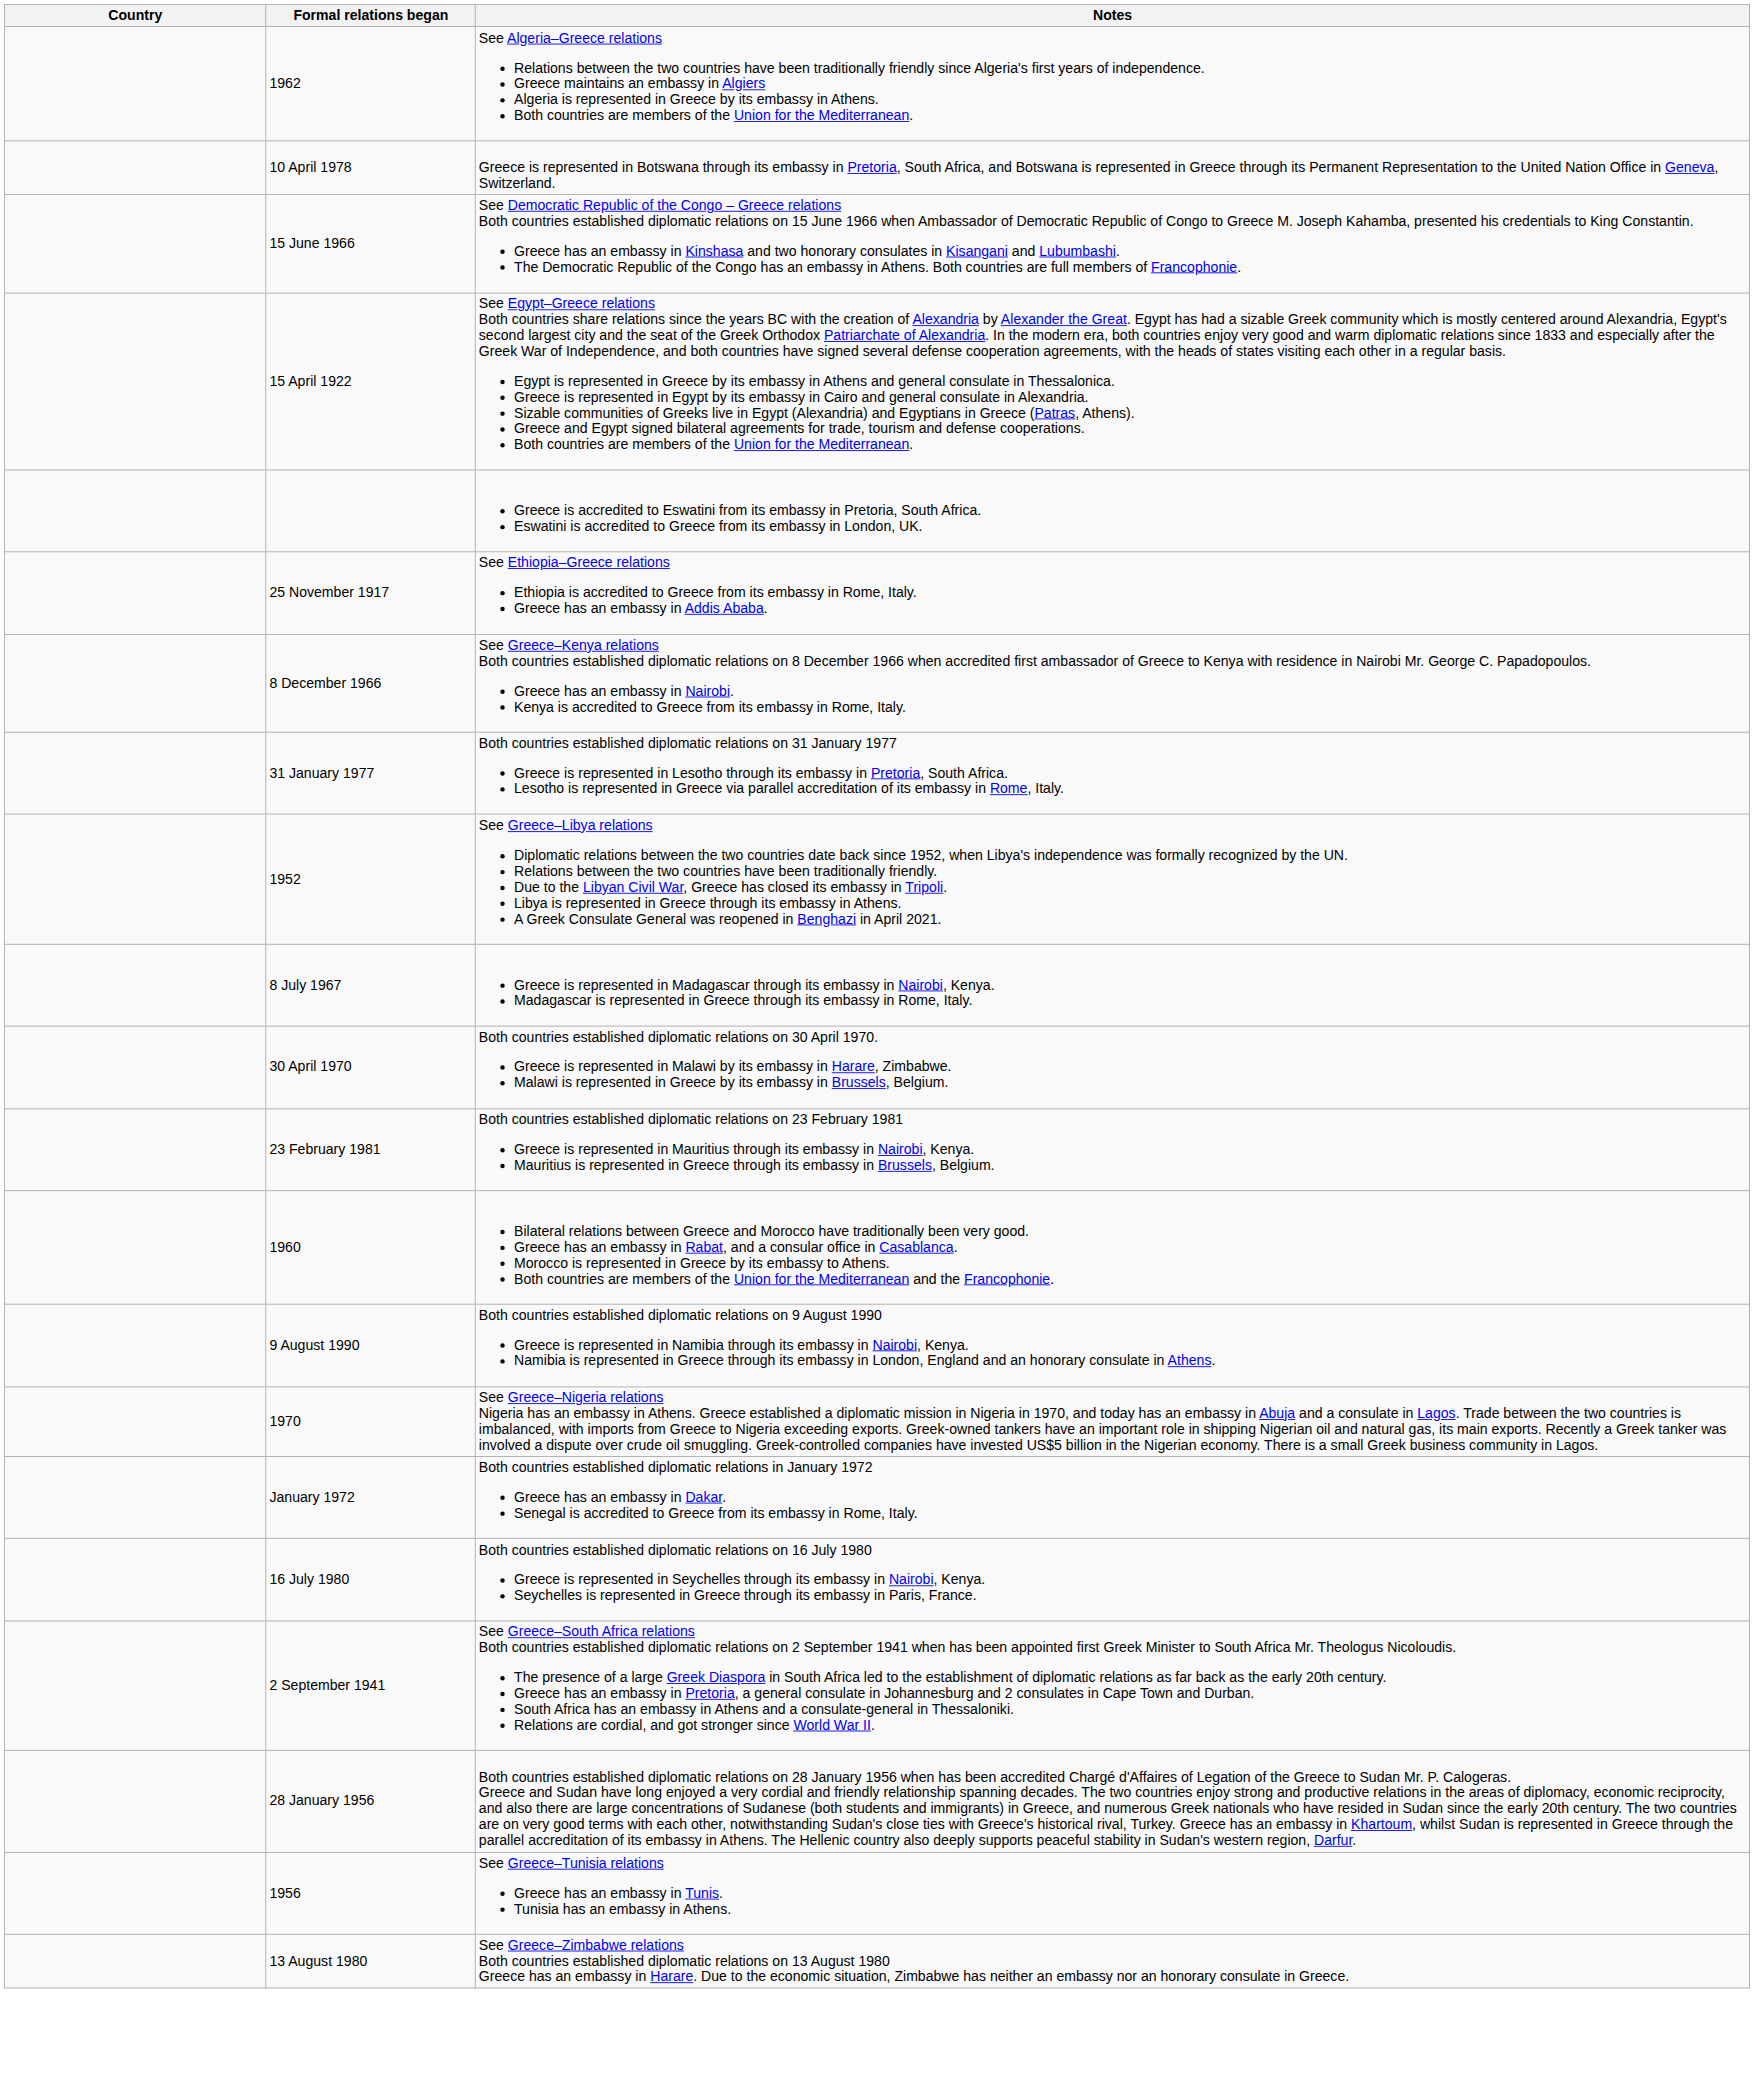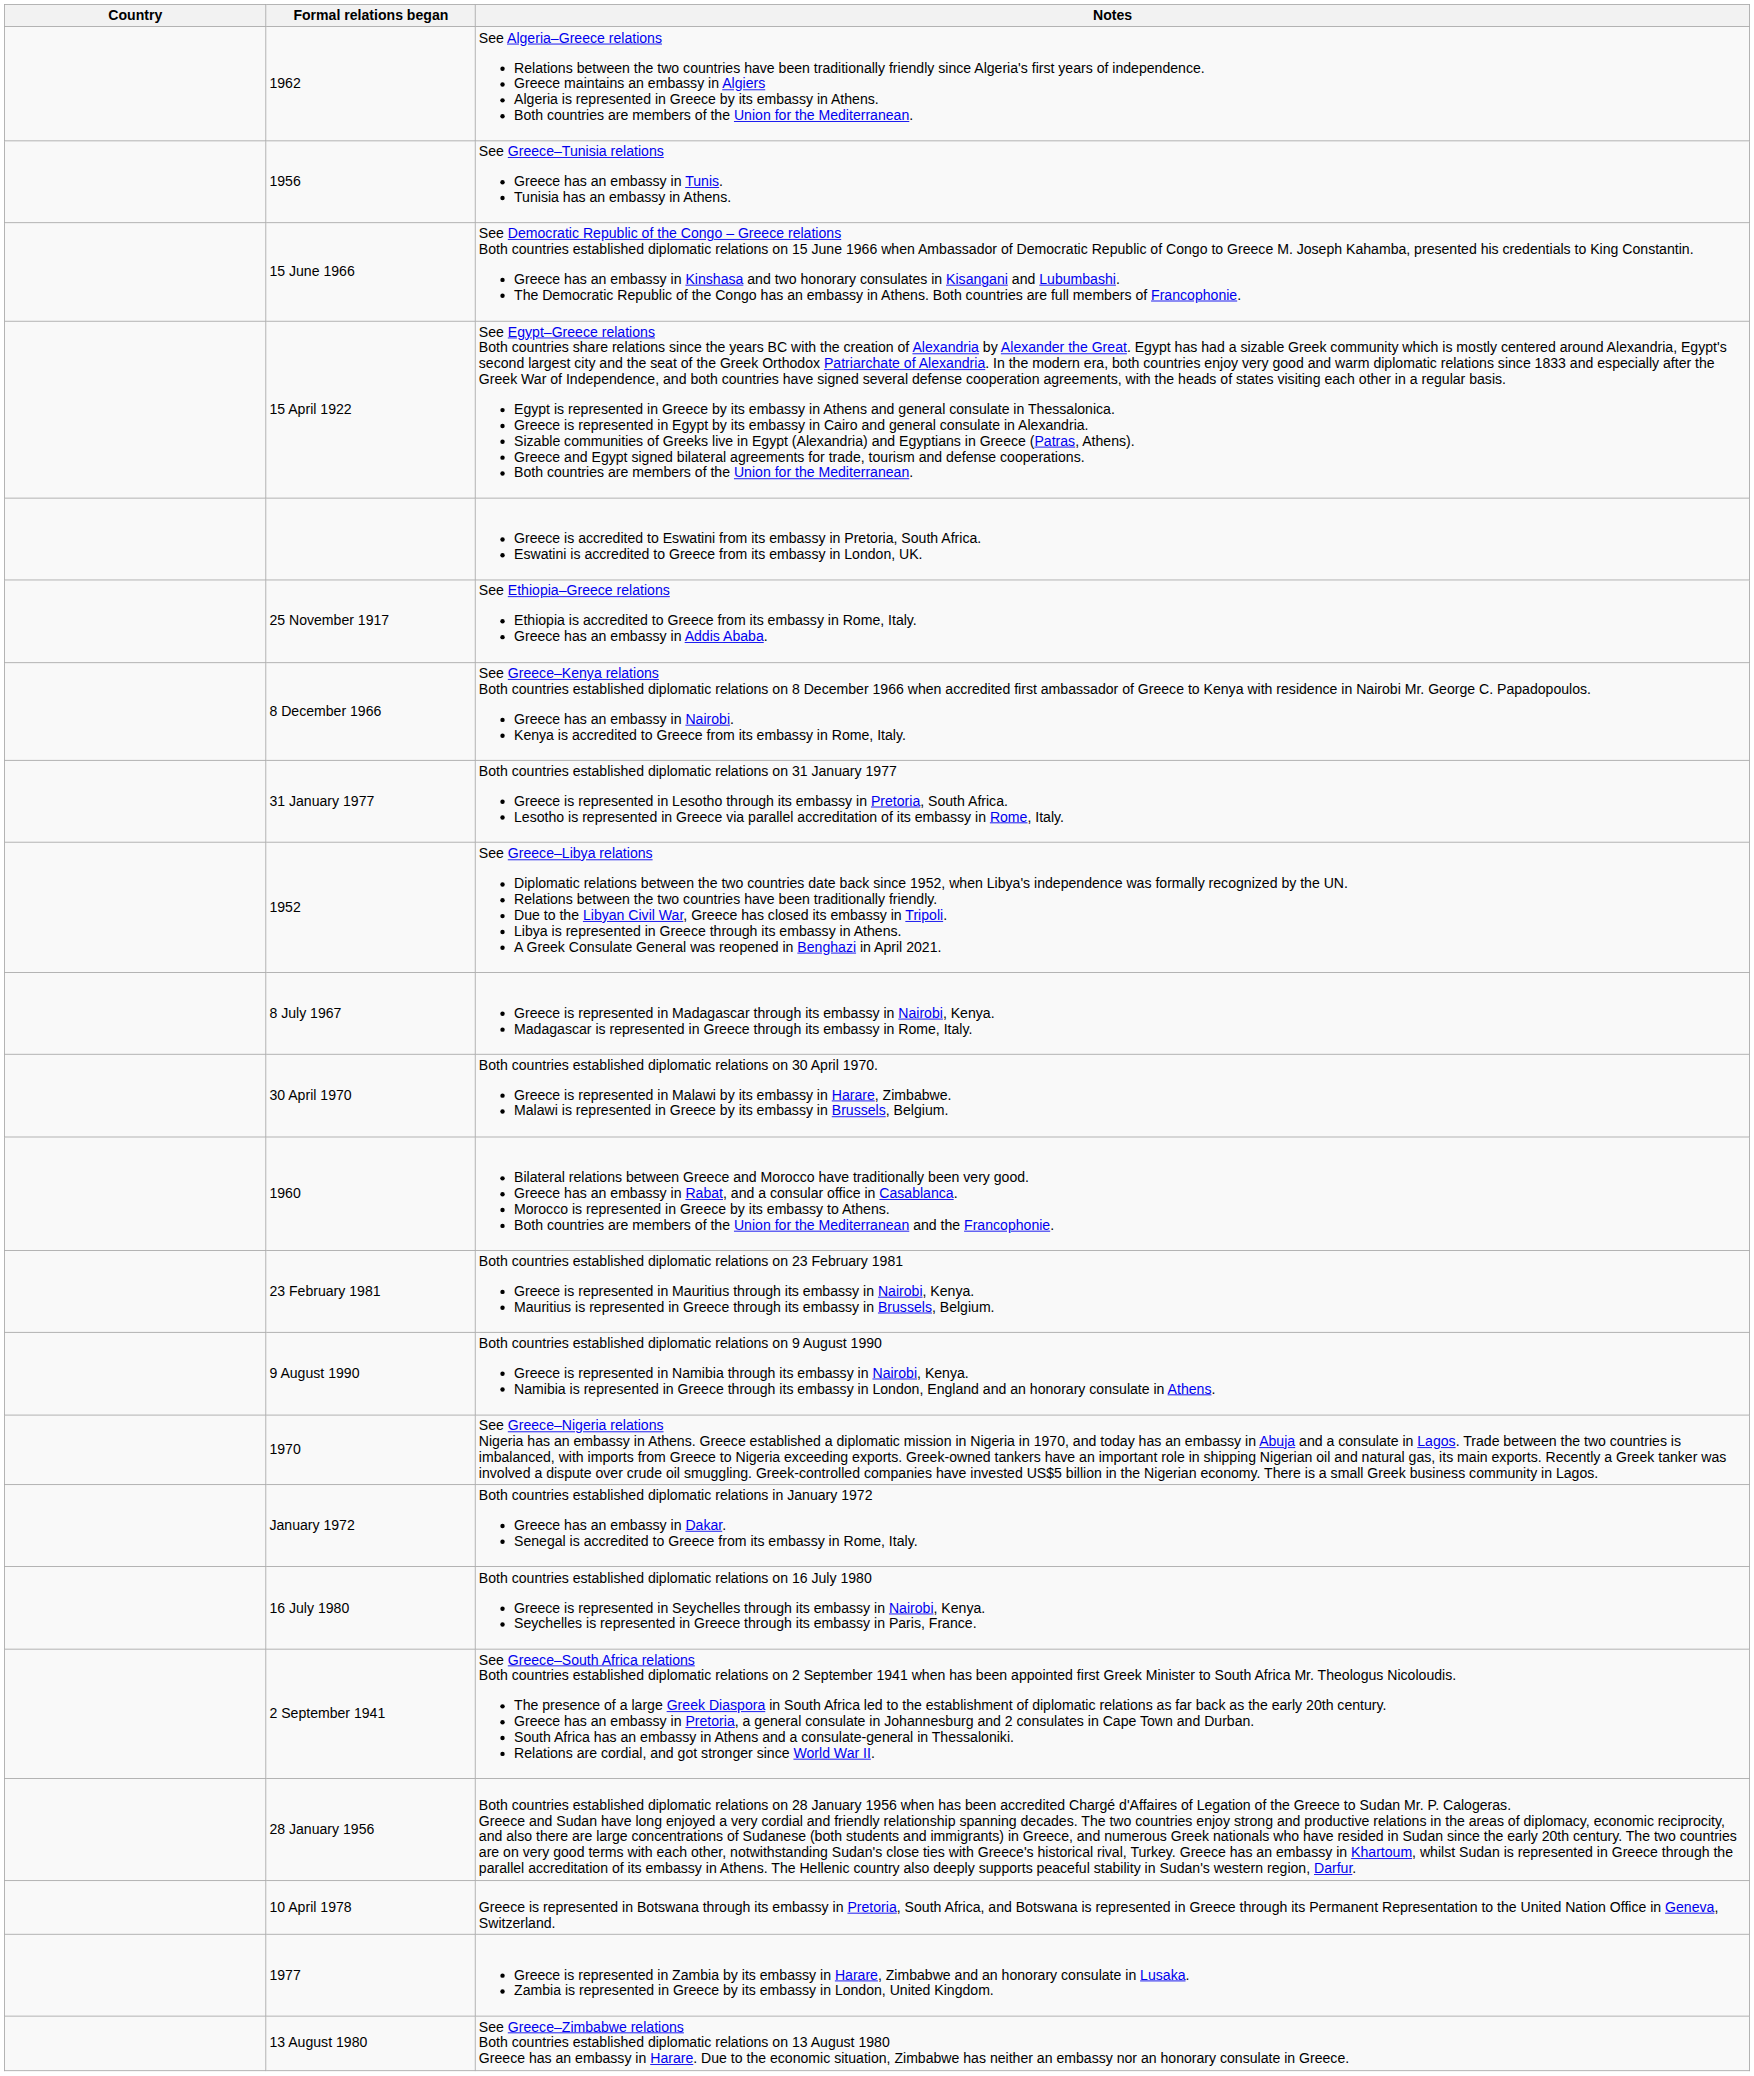rows swapped: (311, 167) <-> (285, 1893)
rows swapped: (325, 1149) <-> (285, 1247)
+ row: (285, 1975)
